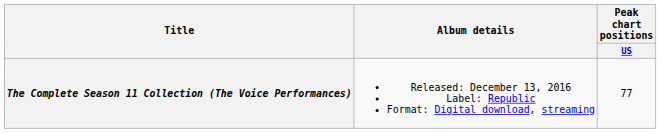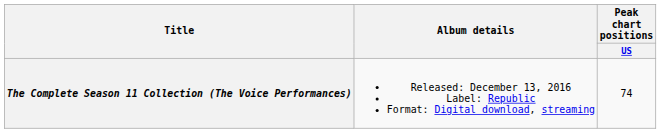(627, 93) 77 -> (627, 93) 74
